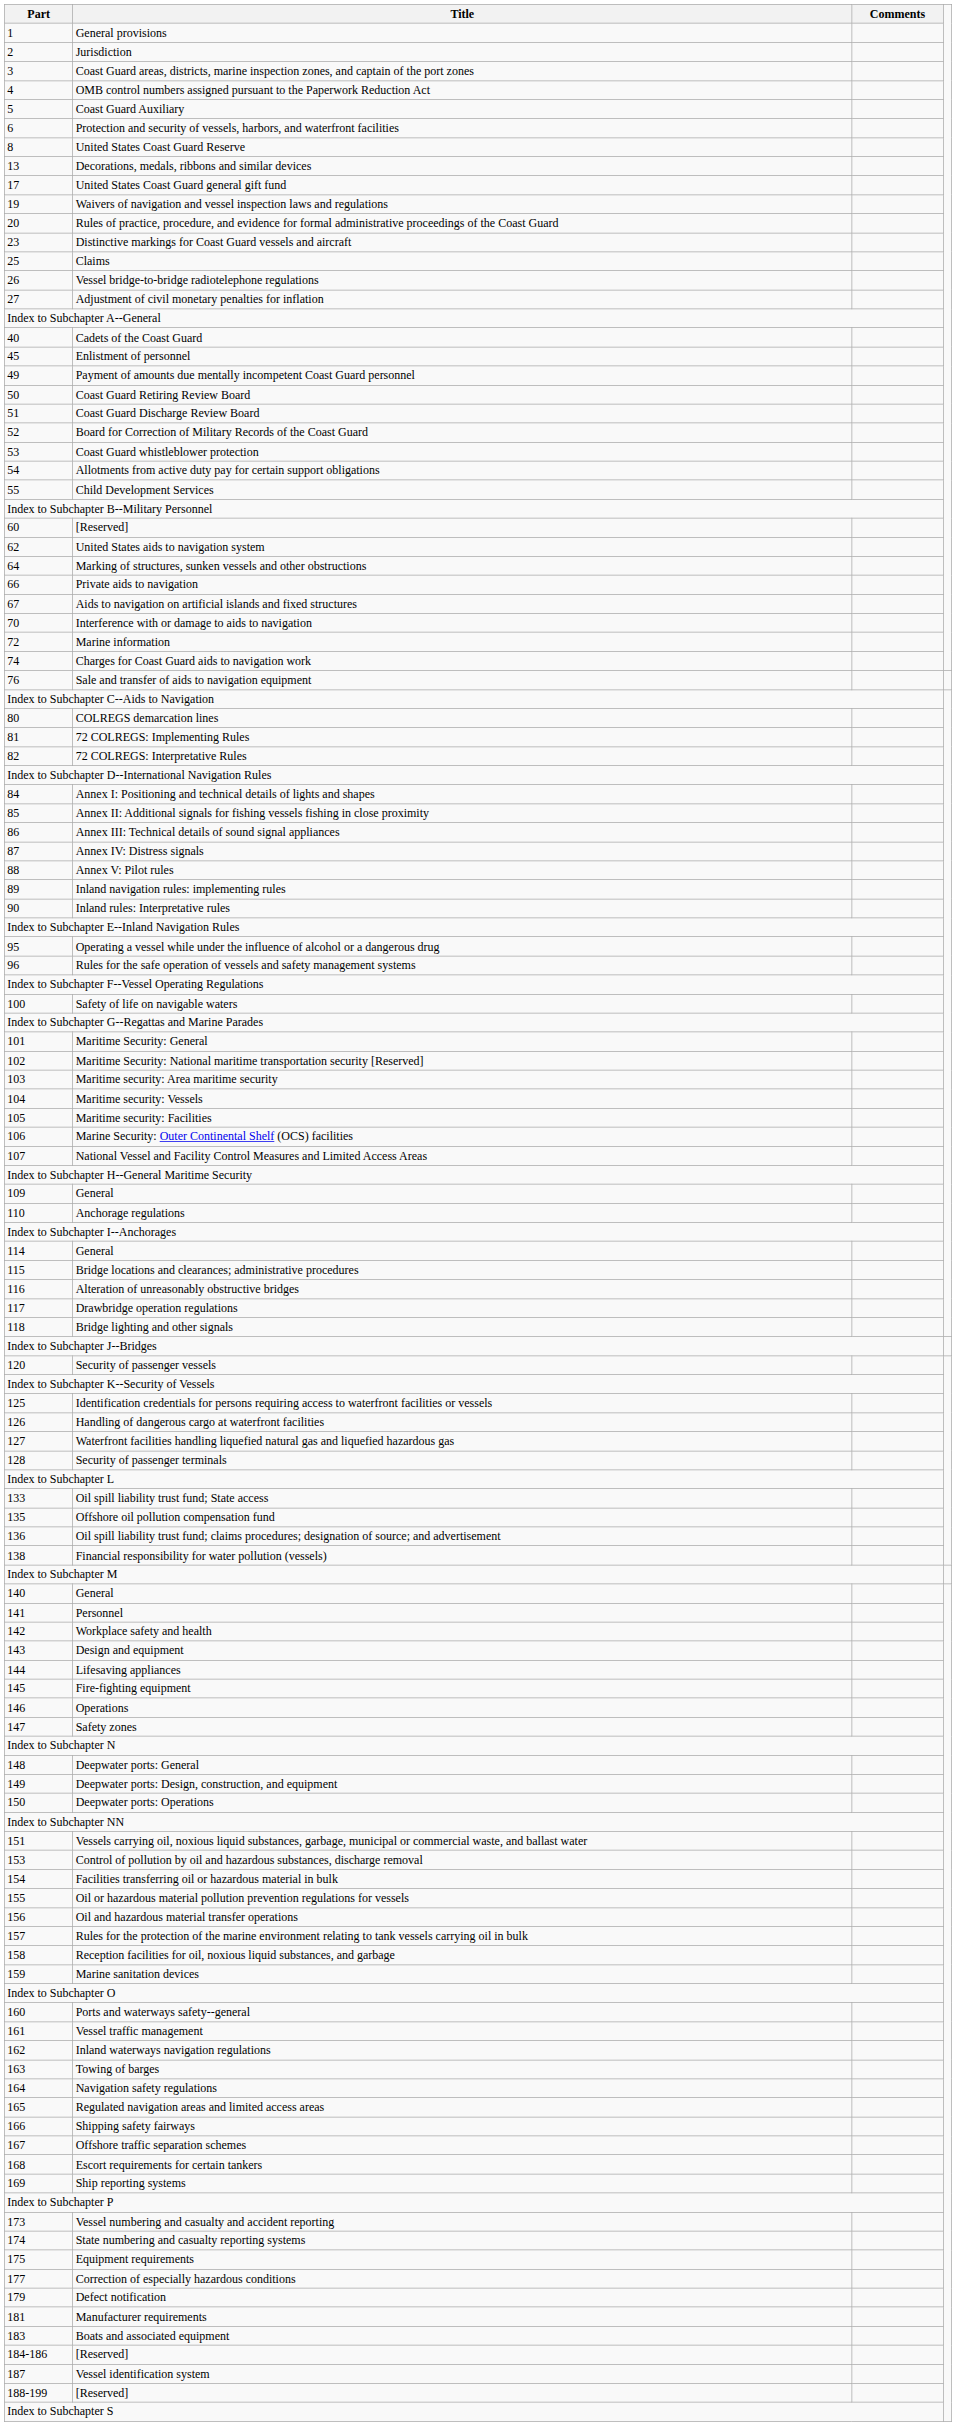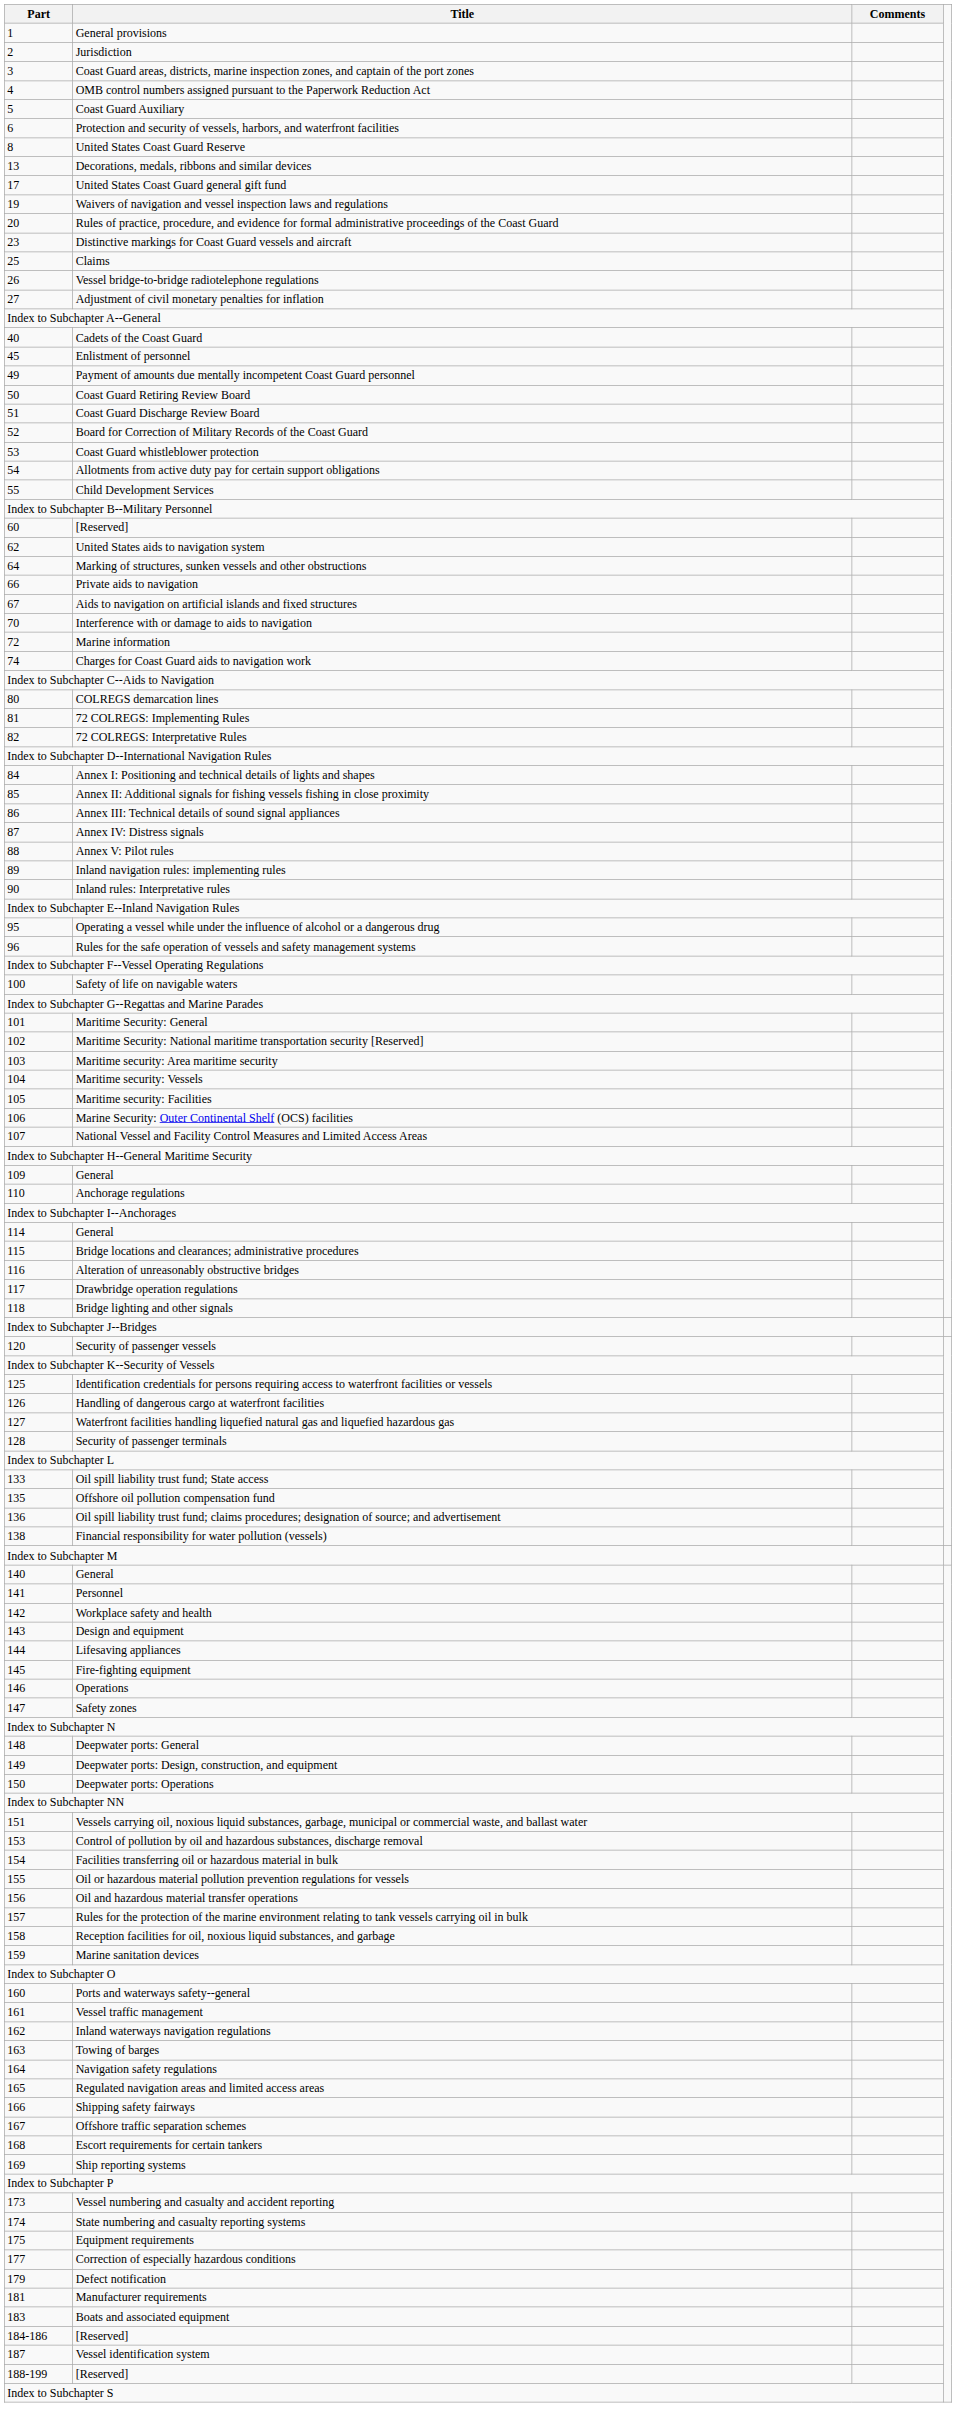- row: (13, 680)
